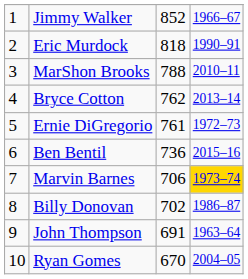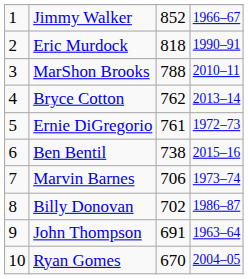(173, 152) 736 -> (173, 152) 738
(217, 179) gold background -> (217, 179) no background
